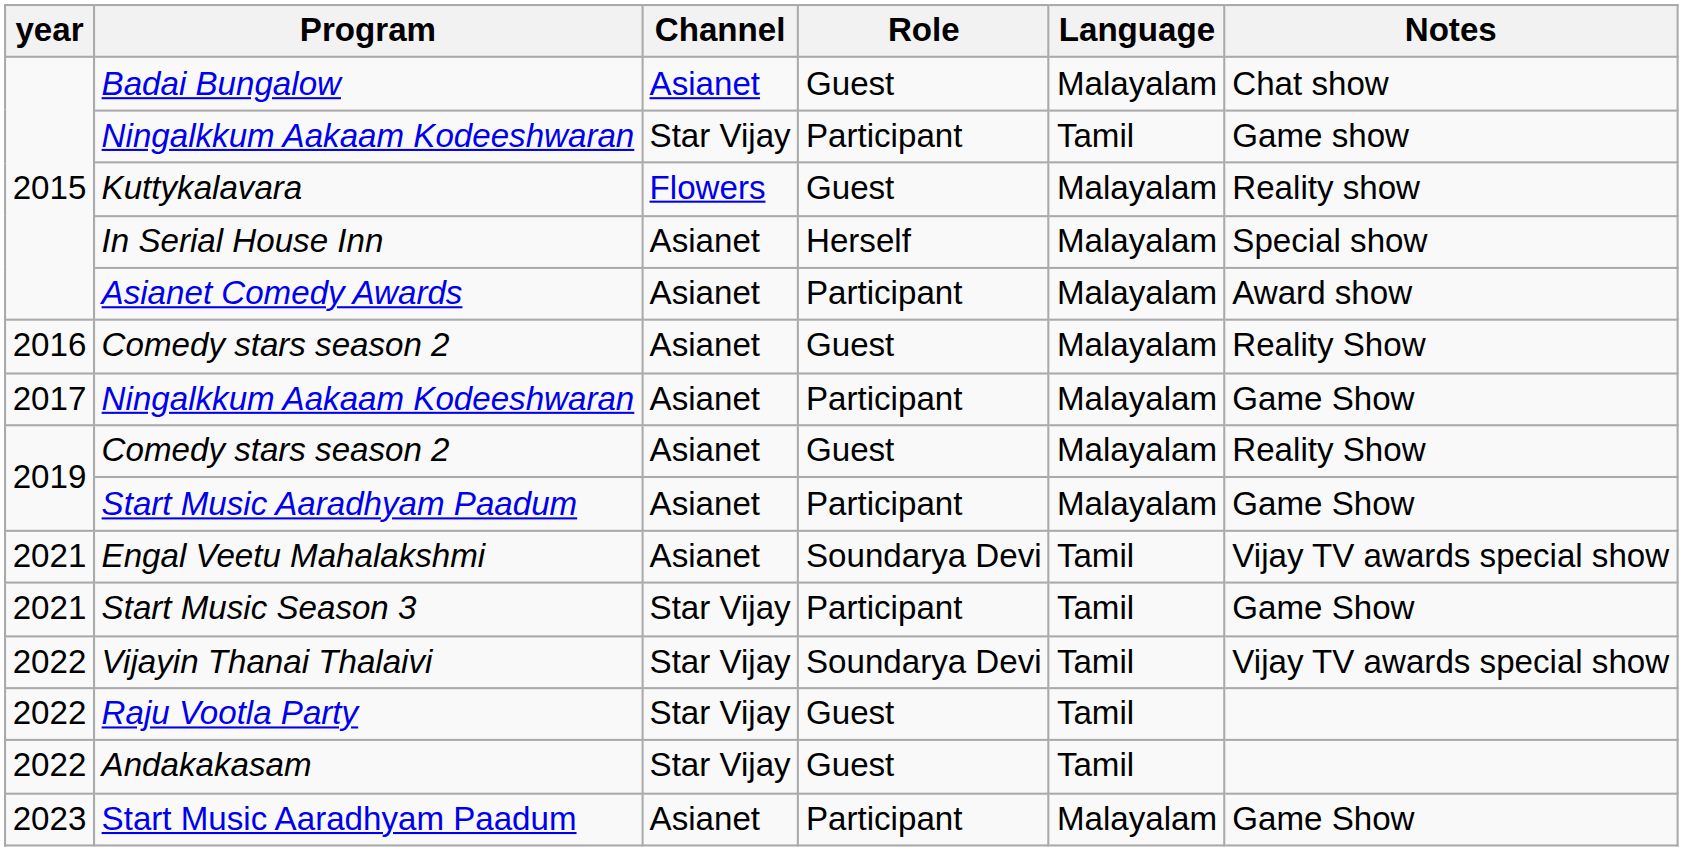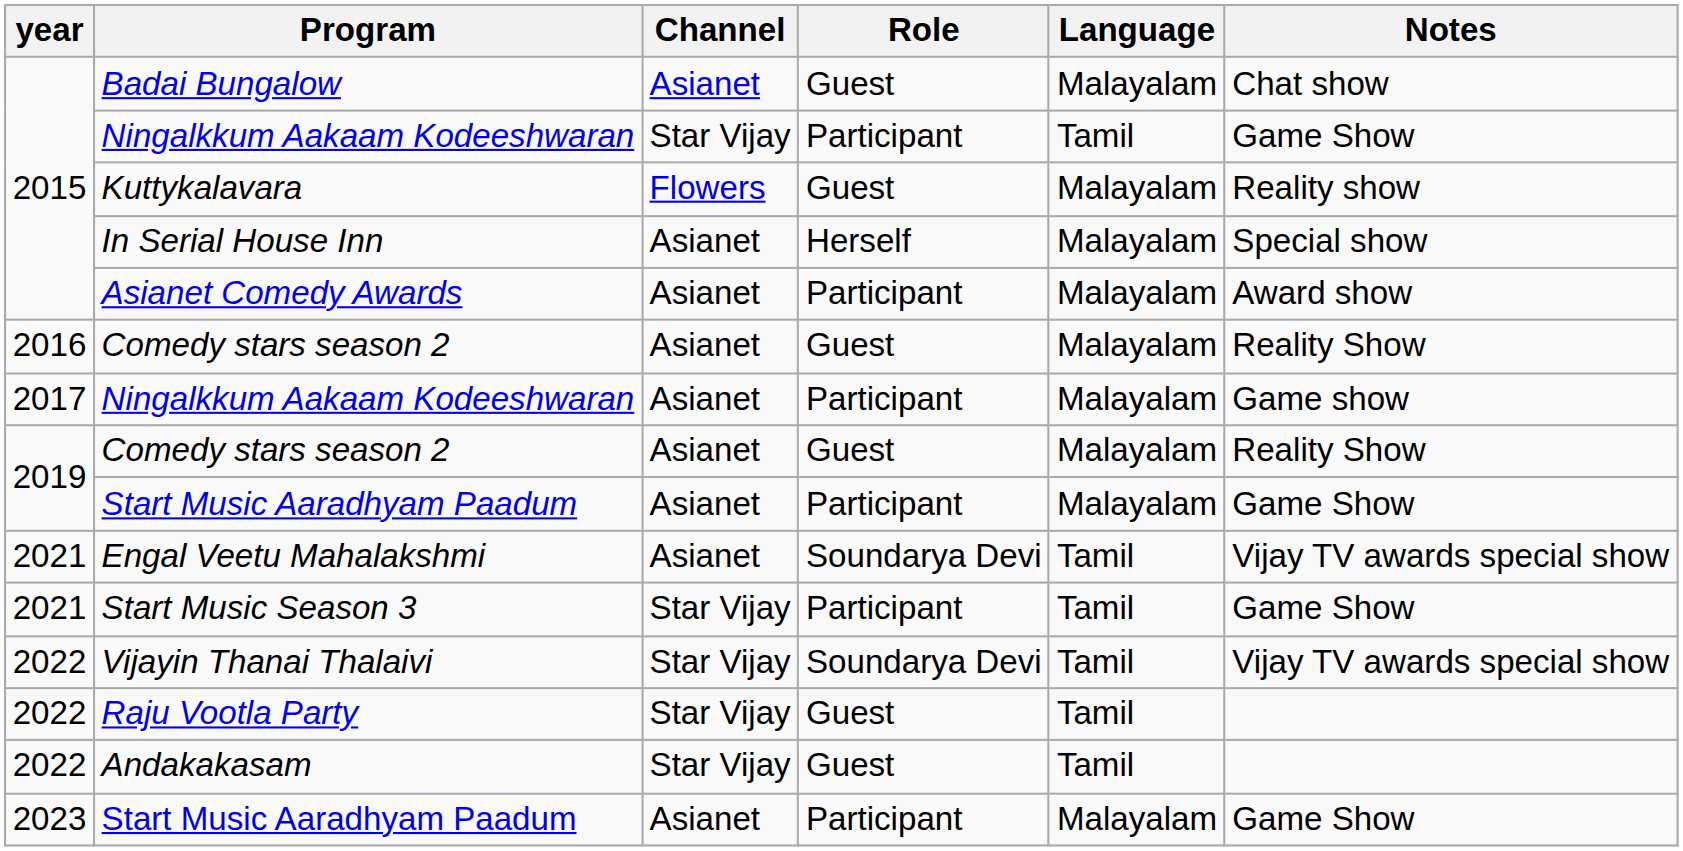(1321, 135) Game show -> (1323, 135) Game Show
(1323, 398) Game Show -> (1321, 398) Game show
